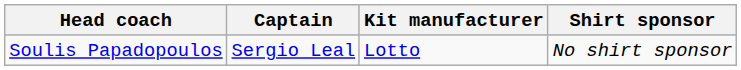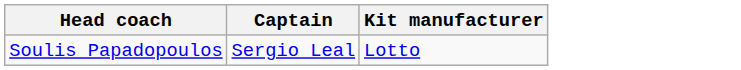- column: (643, 20)
